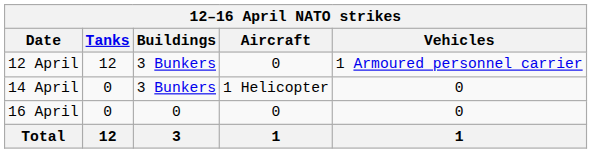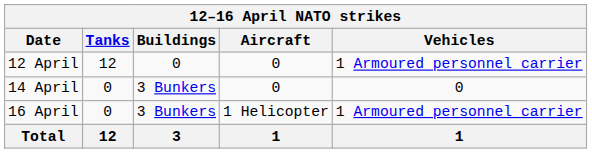(176, 64) 3 Bunkers -> (176, 64) 0
(276, 88) 1 Helicopter -> (276, 88) 0
(176, 112) 0 -> (176, 112) 3 Bunkers
(276, 112) 0 -> (276, 112) 1 Helicopter
(459, 112) 0 -> (459, 112) 1 Armoured personnel carrier
